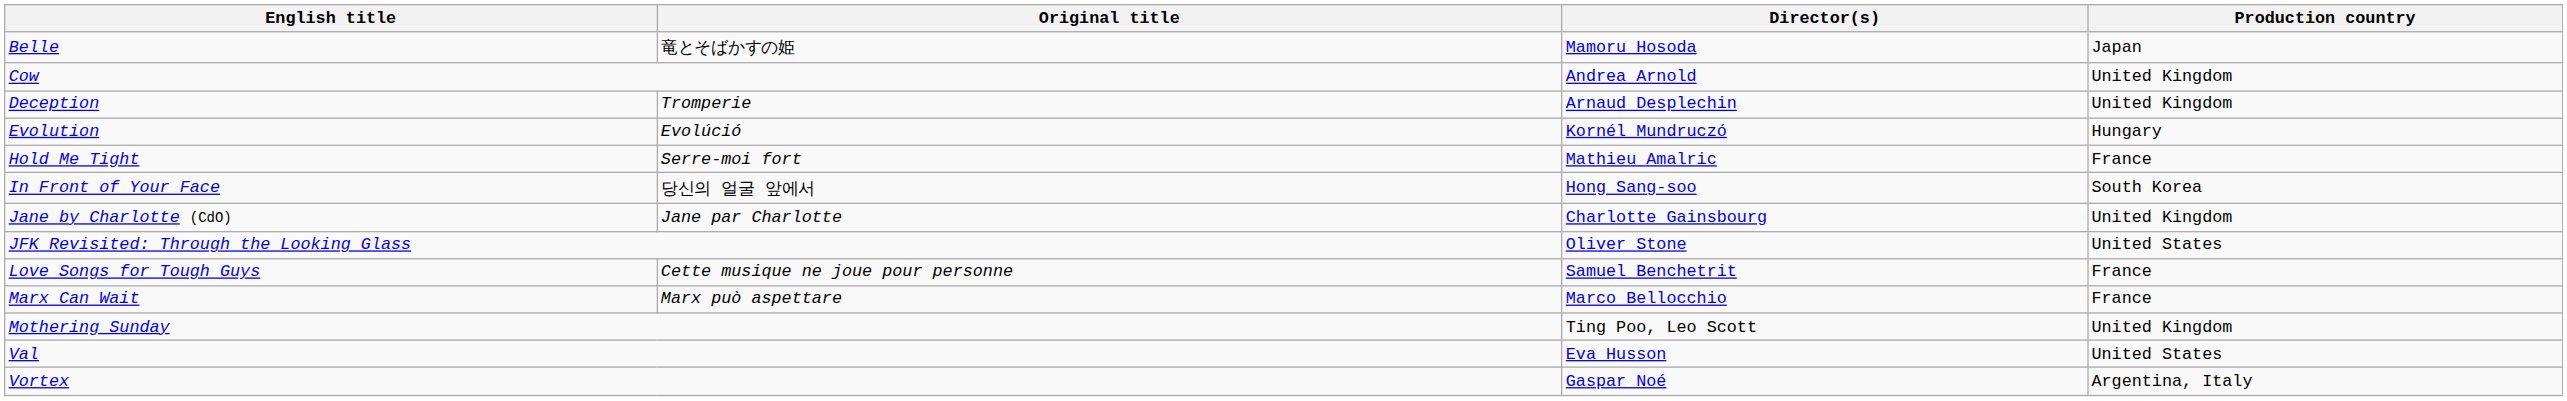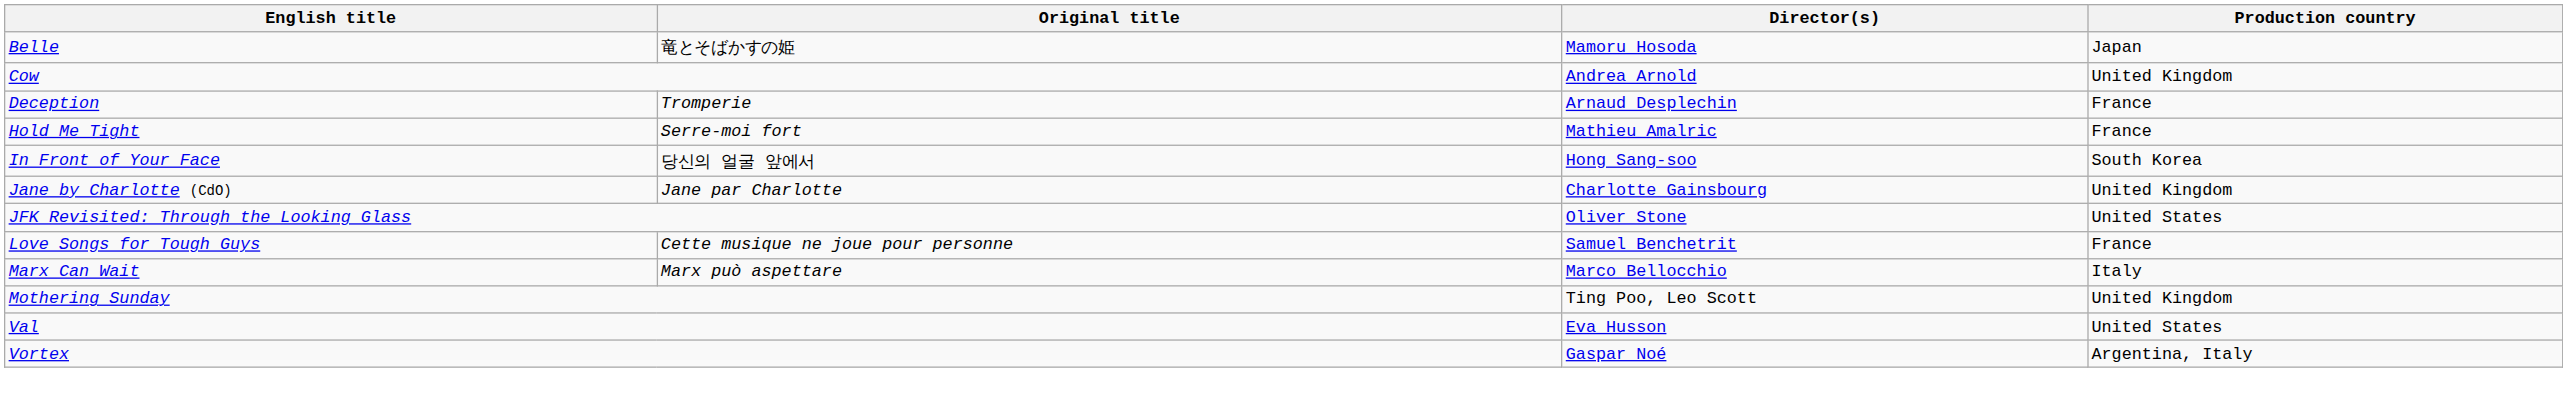(2162, 104) United Kingdom -> (2122, 104) France
- row: (54, 132)
(2122, 299) France -> (2117, 272) Italy
